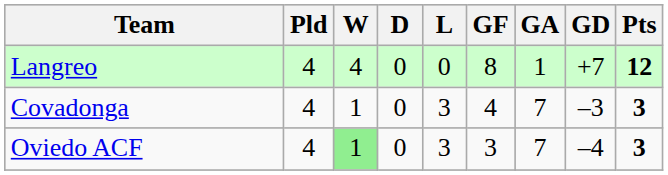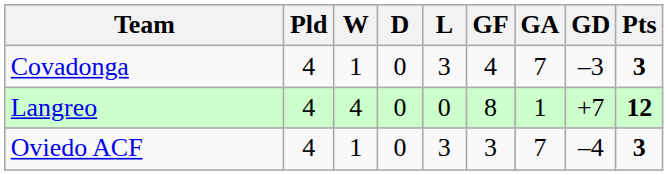rows swapped: (54, 66) <-> (70, 107)
(356, 148) lightgreen background -> (356, 148) no background
